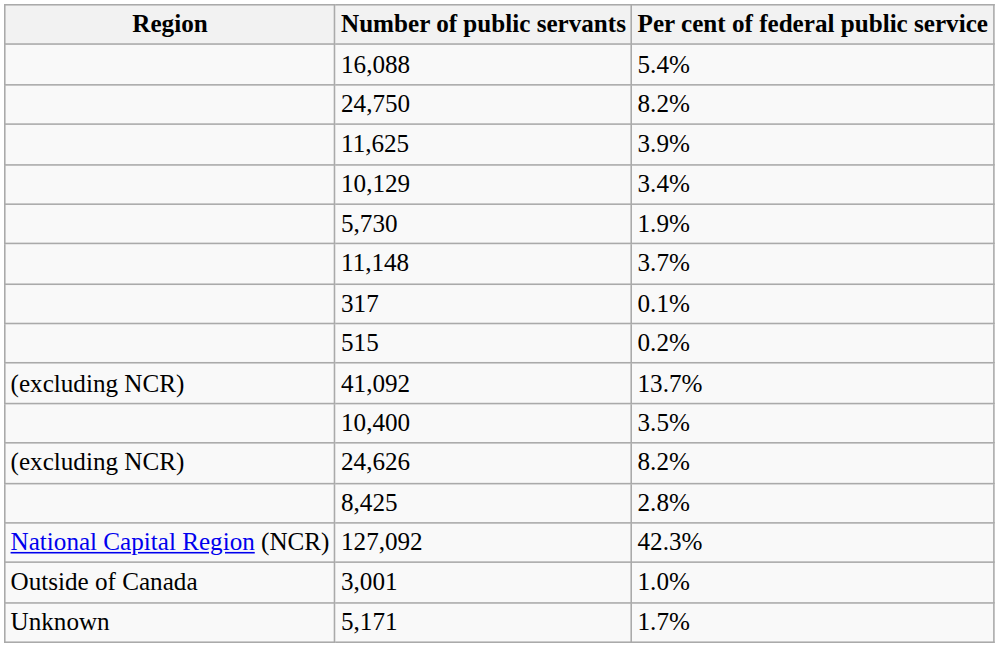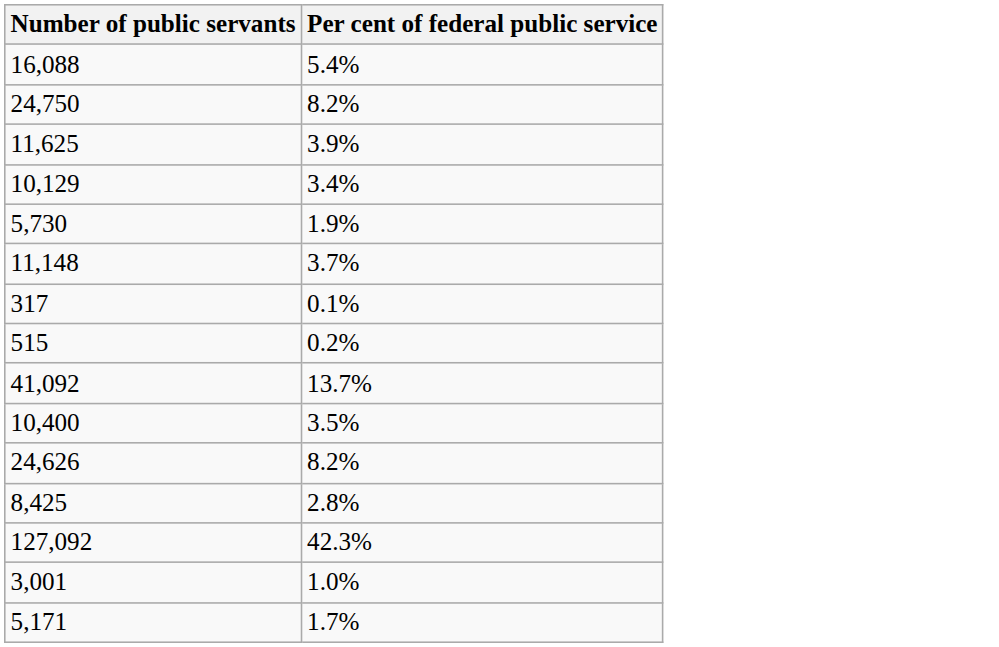- column: (170, 24)
